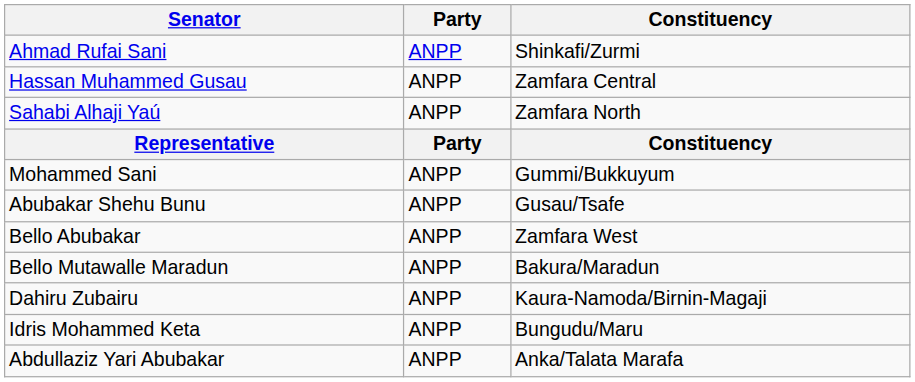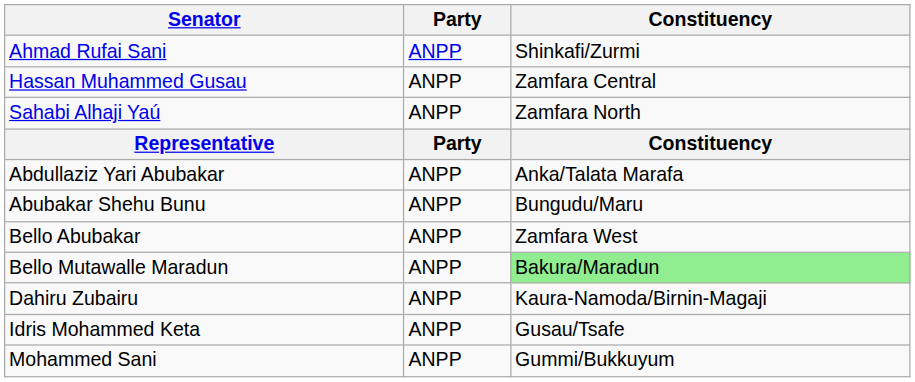rows swapped: (117, 360) <-> (83, 174)
(570, 205) Gusau/Tsafe -> (579, 205) Bungudu/Maru
(587, 267) no background -> (587, 267) lightgreen background
(579, 329) Bungudu/Maru -> (570, 329) Gusau/Tsafe
